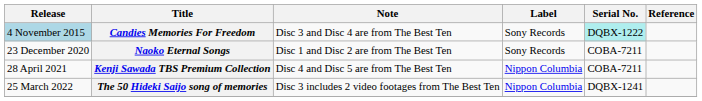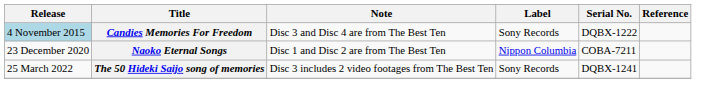(615, 32) paleturquoise background -> (609, 32) no background
(535, 50) Sony Records -> (537, 50) Nippon Columbia
- row: (182, 68)
(543, 87) Nippon Columbia -> (529, 68) Sony Records
